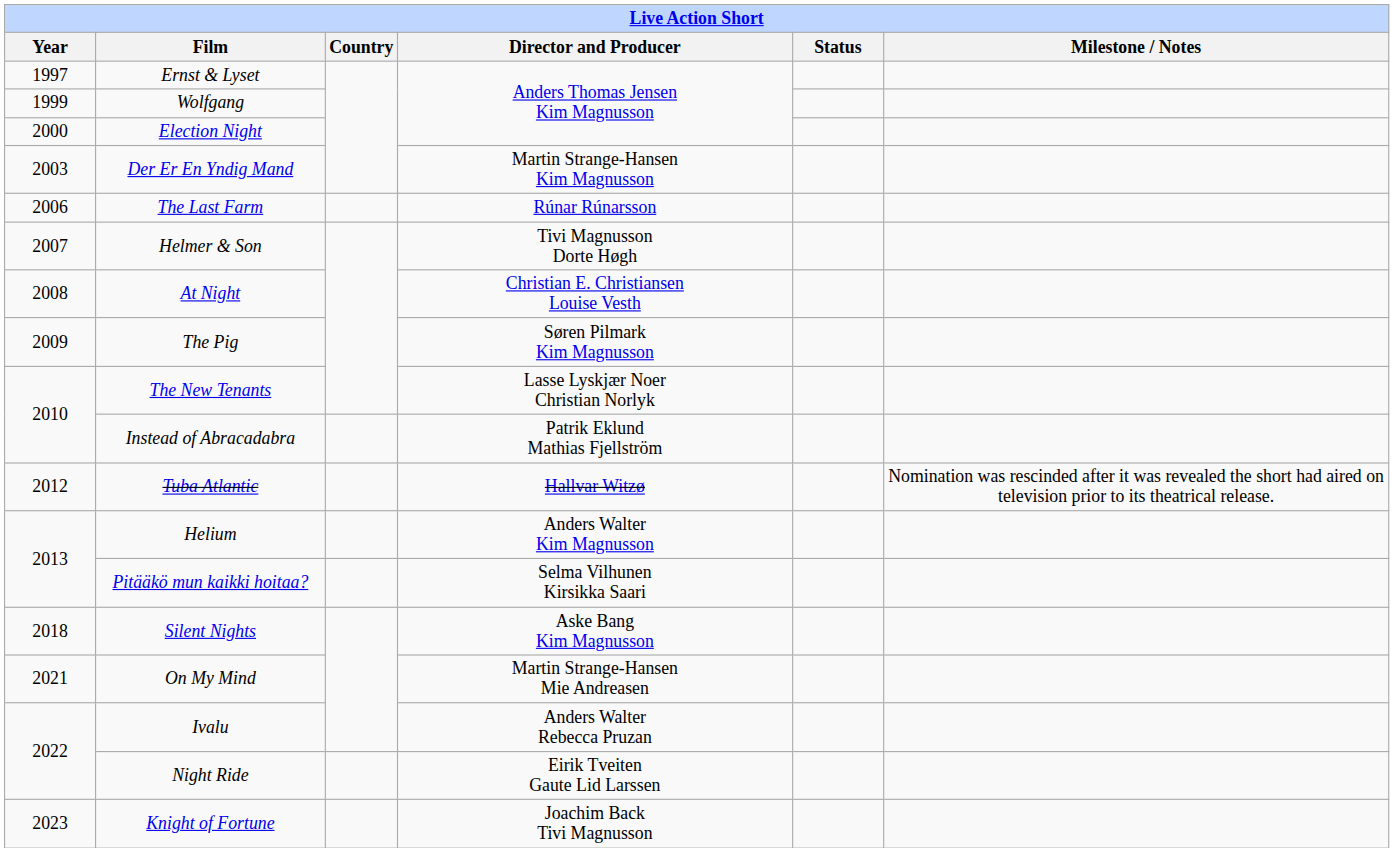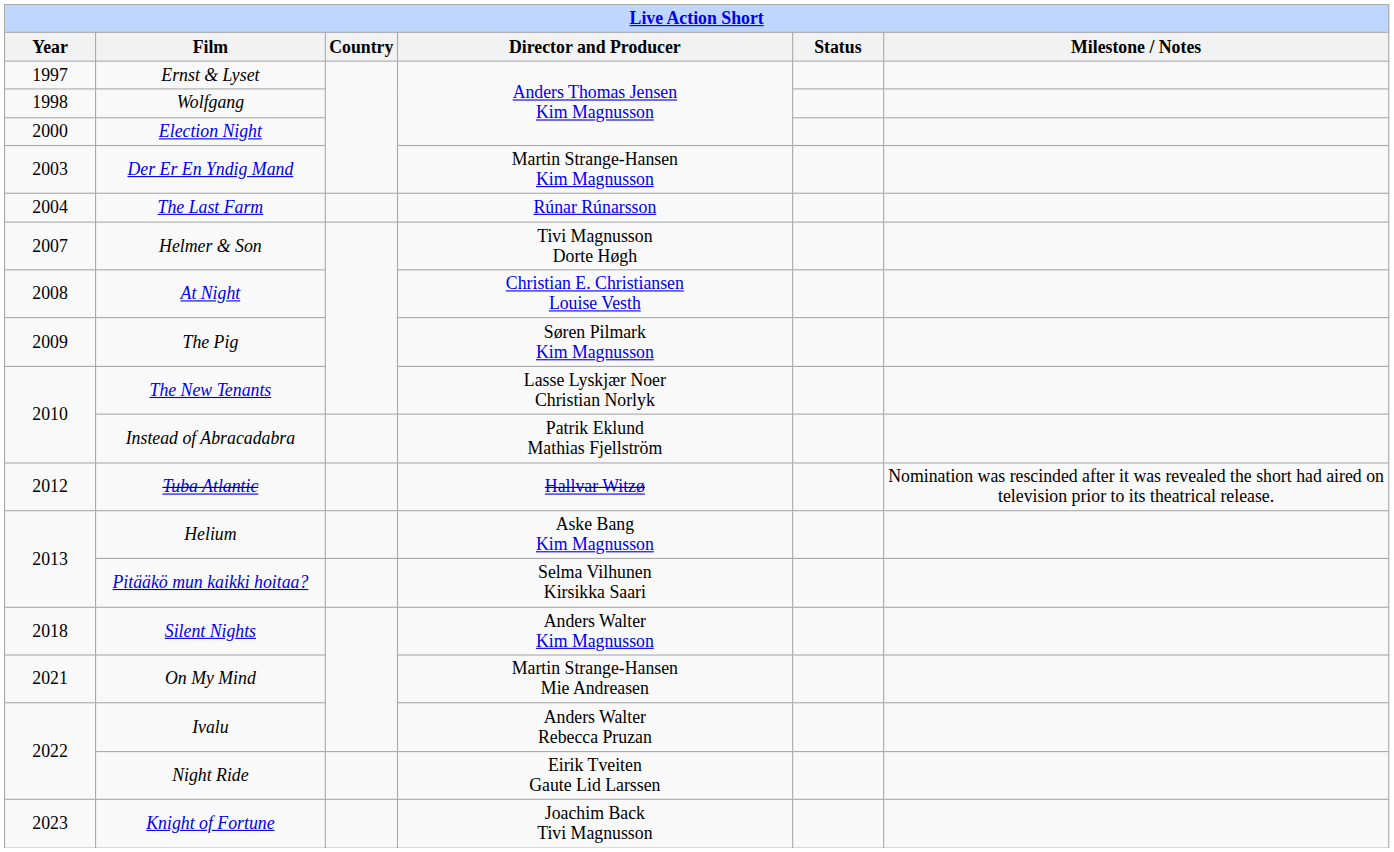(50, 103) 1999 -> (50, 103) 1998
(50, 207) 2006 -> (50, 207) 2004
(595, 534) Anders Walter Kim Magnusson -> (595, 534) Aske Bang Kim Magnusson
(595, 630) Aske Bang Kim Magnusson -> (595, 630) Anders Walter Kim Magnusson
